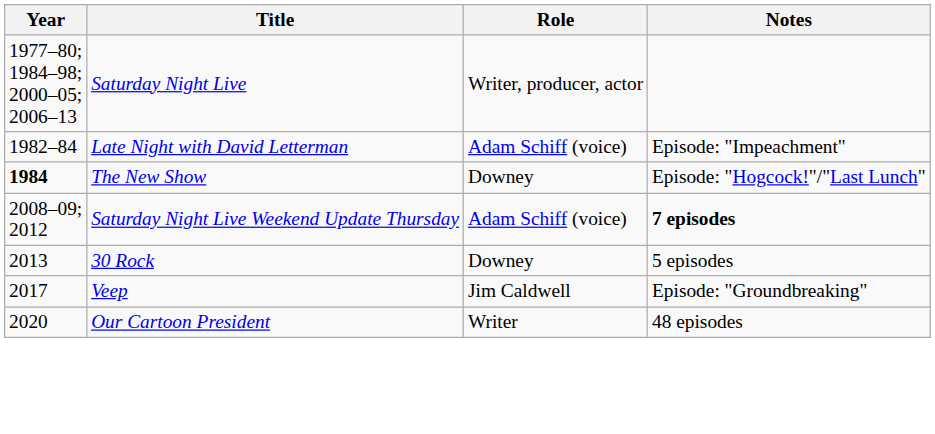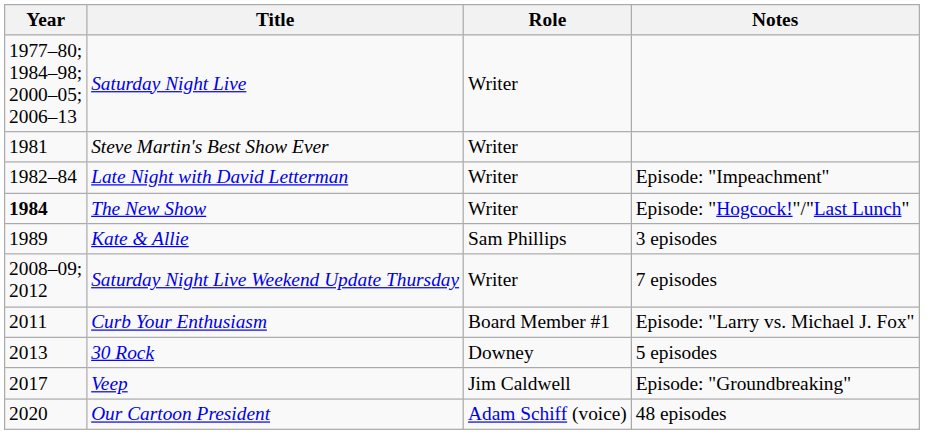(556, 83) Writer, producer, actor -> (493, 83) Writer
+ row: (210, 146)
(547, 146) Adam Schiff (voice) -> (493, 177) Writer
(501, 177) Downey -> (493, 208) Writer
+ row: (140, 238)
(547, 218) Adam Schiff (voice) -> (493, 280) Writer
(694, 218) bold -> (676, 280) normal
+ row: (179, 321)
(493, 321) Writer -> (547, 414) Adam Schiff (voice)
